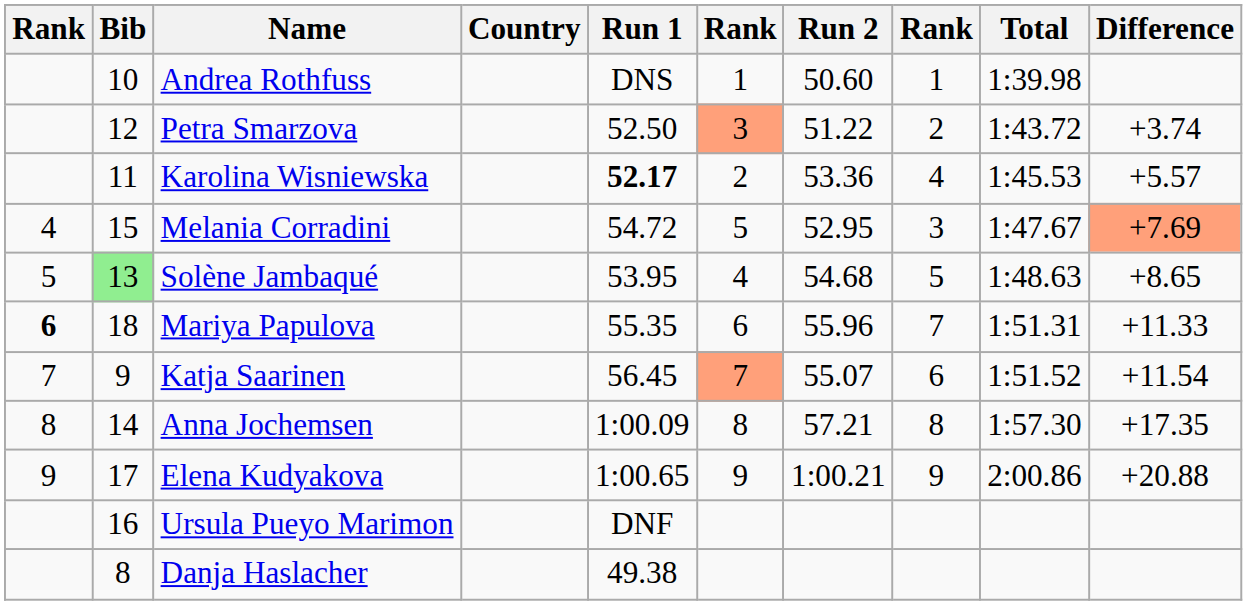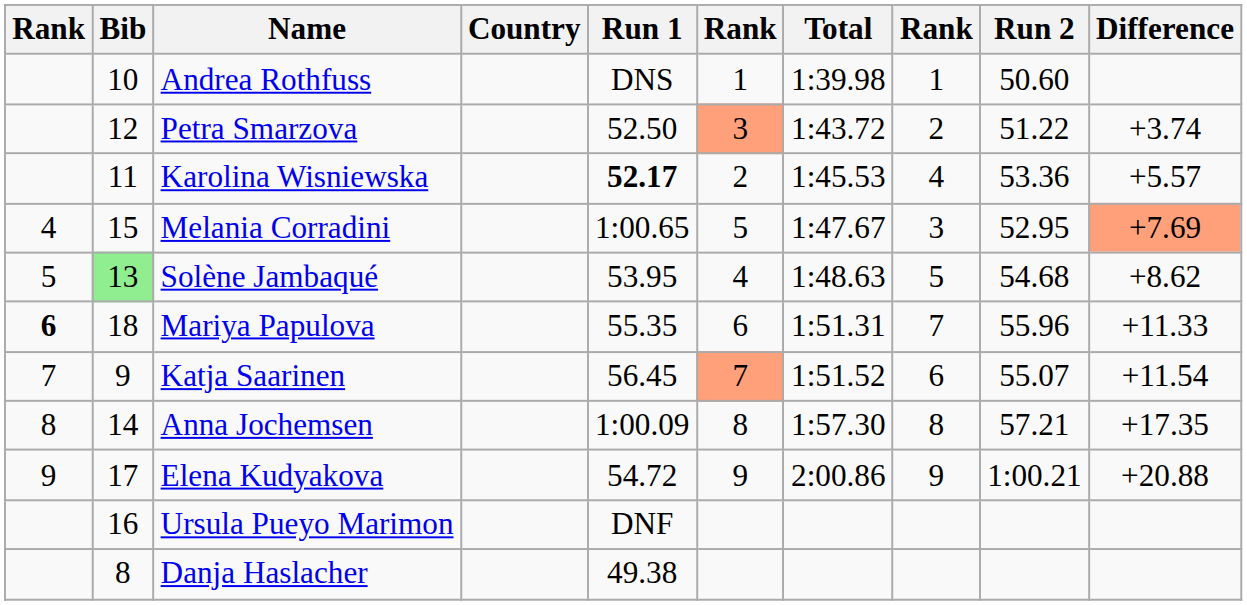columns swapped: (838, 29) <-> (1034, 29)
(642, 227) 54.72 -> (642, 227) 1:00.65
(1165, 276) +8.65 -> (1165, 276) +8.62
(642, 474) 1:00.65 -> (642, 474) 54.72
